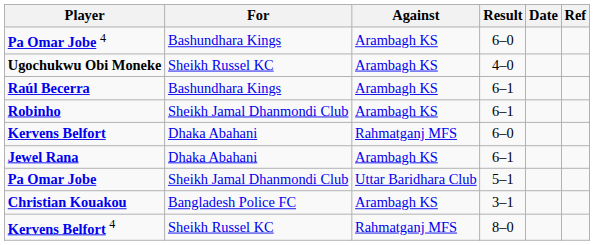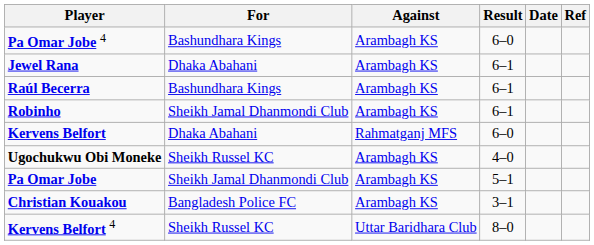rows swapped: (85, 65) <-> (43, 156)
(416, 179) Uttar Baridhara Club -> (396, 179) Arambagh KS
(406, 227) Rahmatganj MFS -> (416, 227) Uttar Baridhara Club
